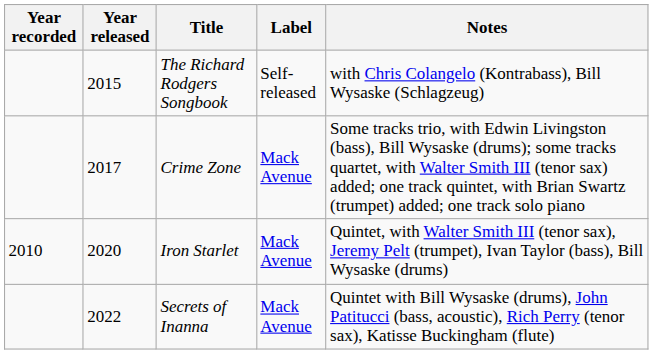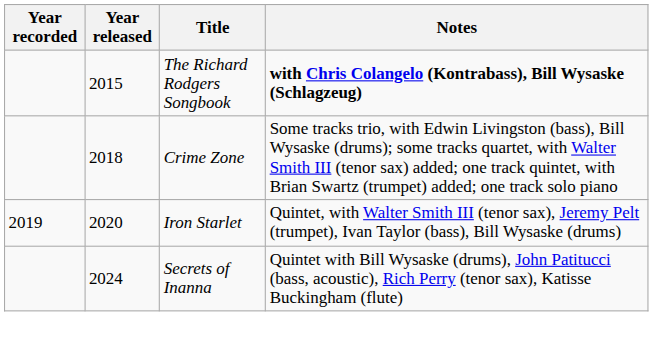- column: (291, 27)
(466, 83) normal -> (447, 83) bold
(104, 167) 2017 -> (106, 157) 2018
(25, 251) 2010 -> (25, 222) 2019
(104, 316) 2022 -> (106, 278) 2024
